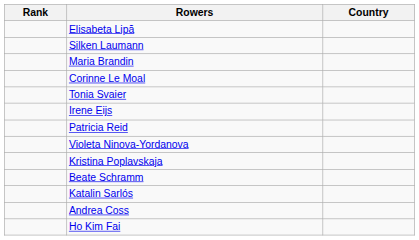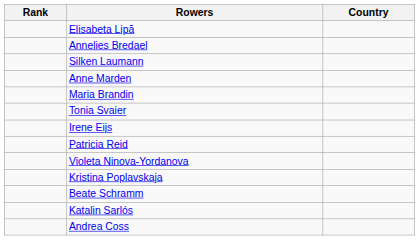+ row: (108, 45)
+ row: (100, 78)
- row: (107, 78)
- row: (95, 227)
